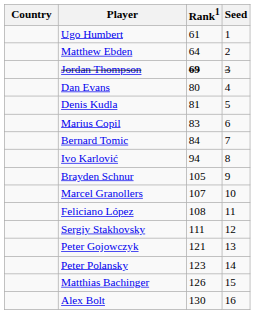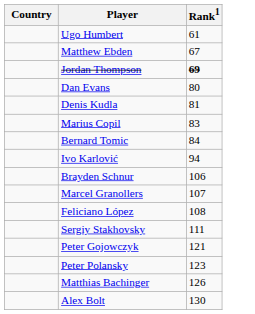- column: (236, 14)
(194, 51) 64 -> (194, 51) 67
(197, 176) 105 -> (197, 176) 106
